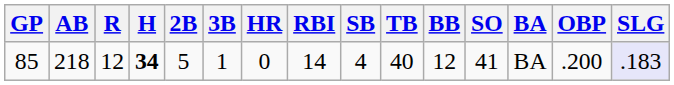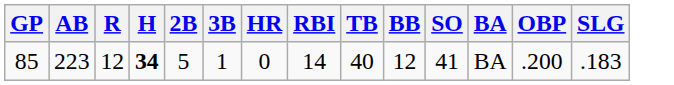- column: (361, 23)
(72, 60) 218 -> (72, 60) 223
(641, 60) lavender background -> (601, 60) no background
